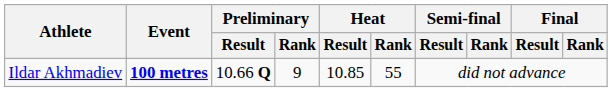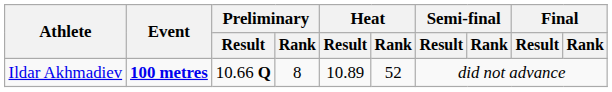(297, 72) 9 -> (297, 72) 8
(345, 72) 10.85 -> (345, 72) 10.89
(393, 72) 55 -> (393, 72) 52
